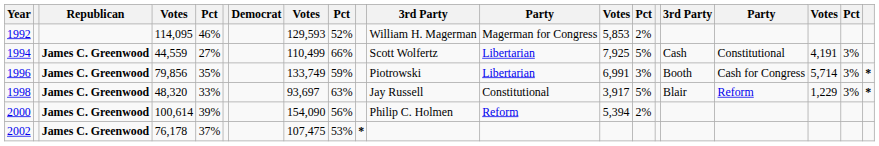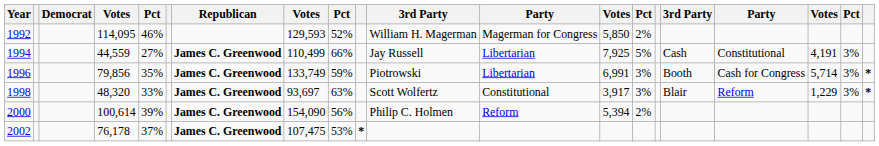columns swapped: (256, 14) <-> (95, 14)
(616, 33) 5,853 -> (616, 33) 5,850
(404, 53) Scott Wolfertz -> (396, 53) Jay Russell
(396, 92) Jay Russell -> (404, 92) Scott Wolfertz
(643, 92) 5% -> (643, 92) 3%
